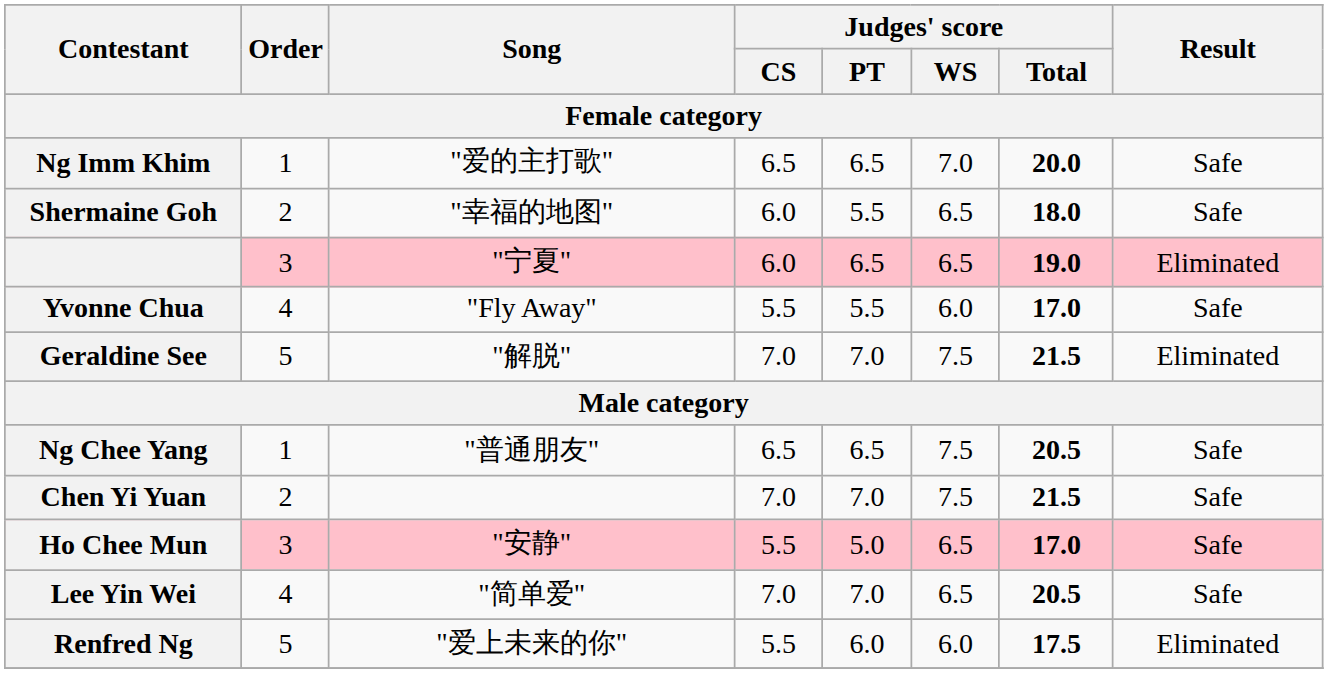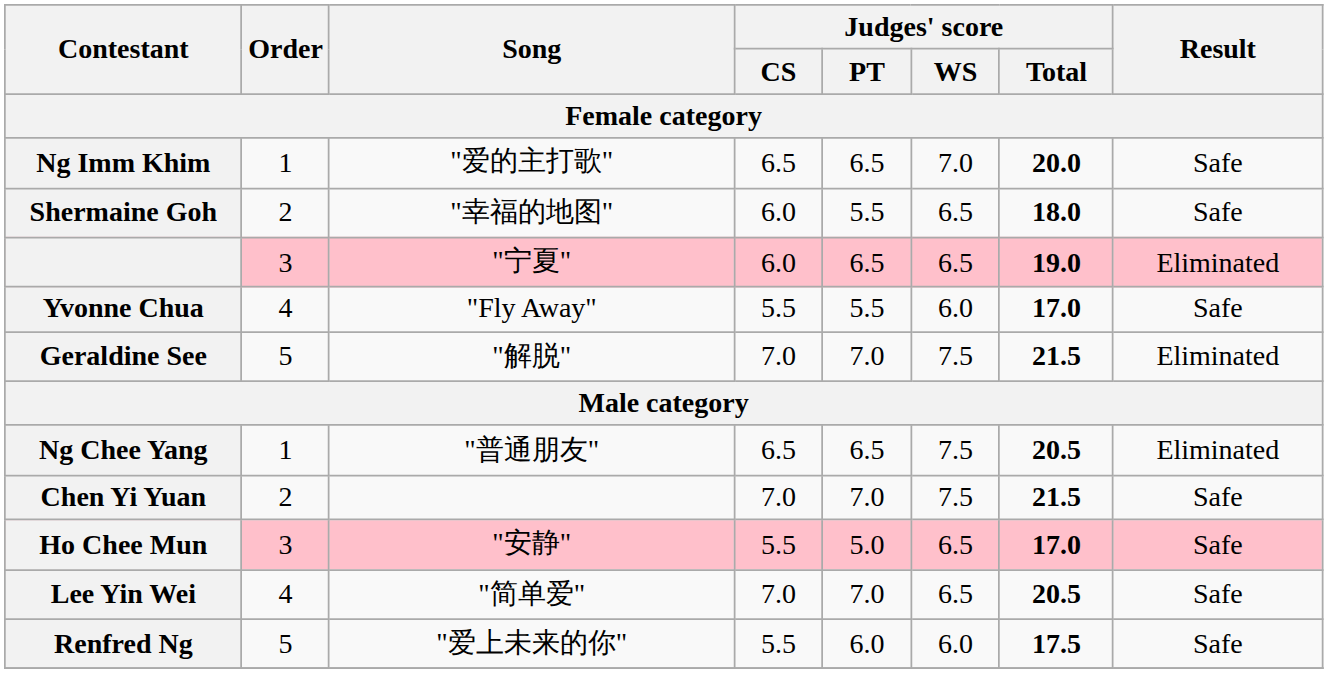(1218, 449) Safe -> (1218, 449) Eliminated
(1218, 643) Eliminated -> (1218, 643) Safe
